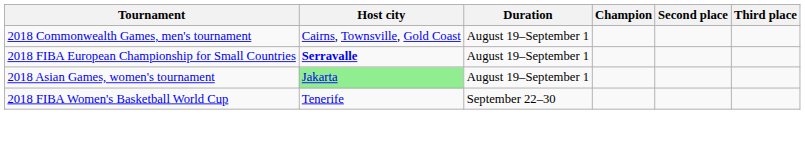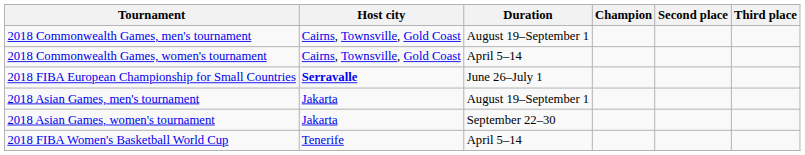+ row: (137, 57)
(528, 57) August 19–September 1 -> (505, 78) June 26–July 1
+ row: (103, 98)
(320, 78) lightgreen background -> (320, 119) no background
(528, 78) August 19–September 1 -> (511, 119) September 22–30
(511, 98) September 22–30 -> (494, 140) April 5–14
